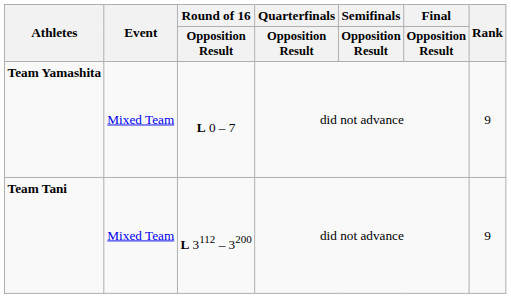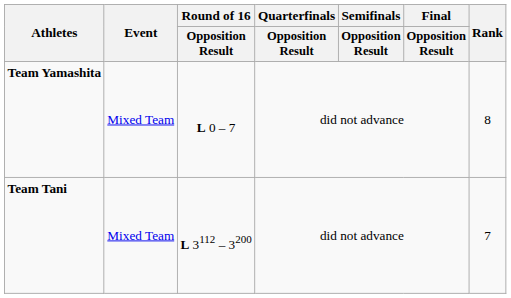(487, 119) 9 -> (487, 119) 8
(487, 235) 9 -> (487, 235) 7
